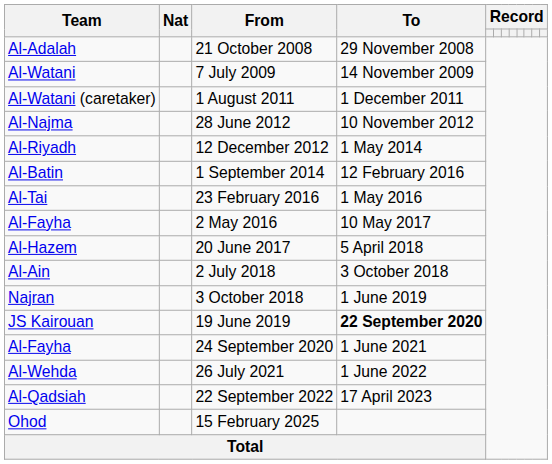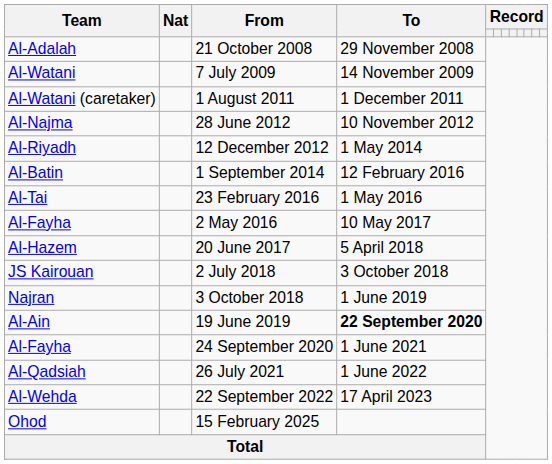(29, 272) Al-Ain -> (51, 272) JS Kairouan
(51, 322) JS Kairouan -> (29, 322) Al-Ain
(42, 372) Al-Wehda -> (47, 372) Al-Qadsiah
(47, 397) Al-Qadsiah -> (42, 397) Al-Wehda
